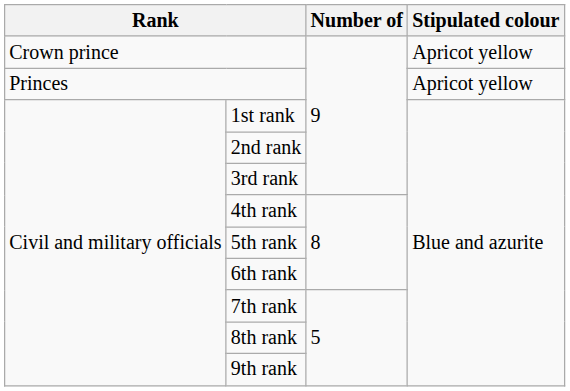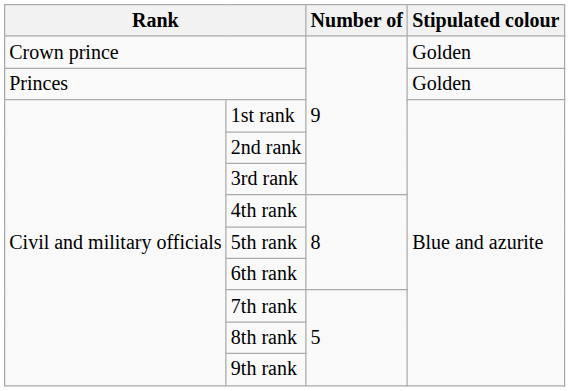(472, 52) Apricot yellow -> (442, 52) Golden
(472, 83) Apricot yellow -> (442, 83) Golden
